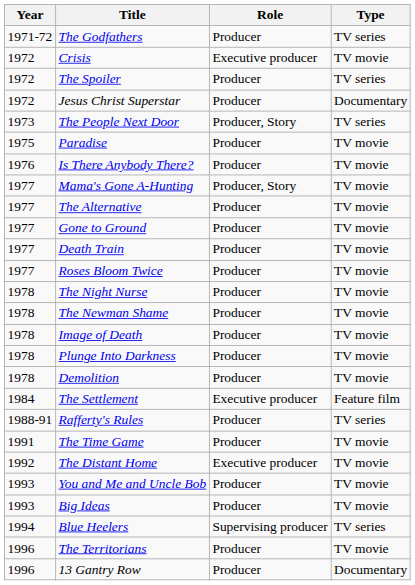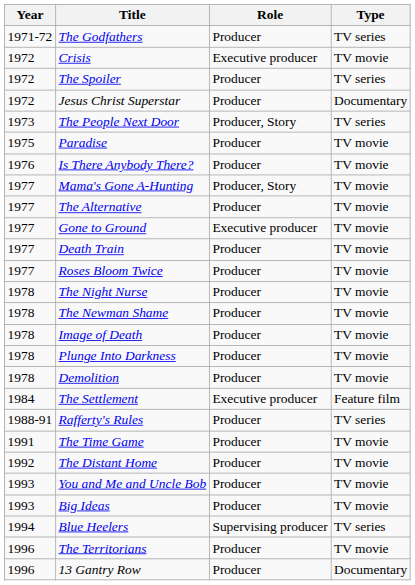(237, 228) Producer -> (265, 228) Executive producer
(265, 462) Executive producer -> (237, 462) Producer
